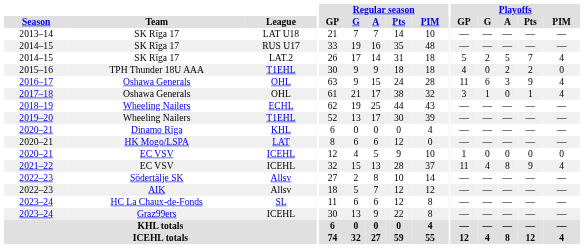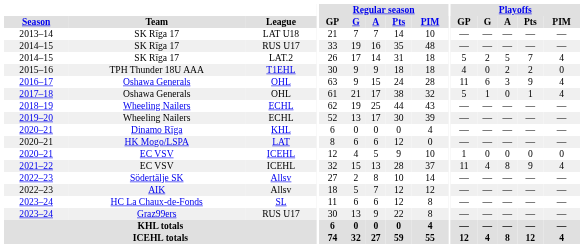(464, 94) 3 -> (464, 94) 5
(281, 118) T1EHL -> (281, 118) ECHL
(281, 214) ICEHL -> (281, 214) RUS U17
